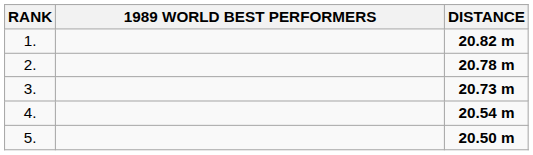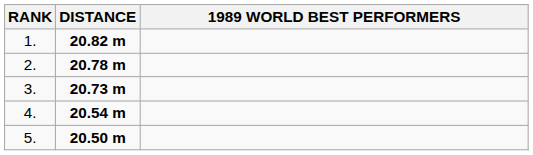columns swapped: (250, 17) <-> (487, 17)
